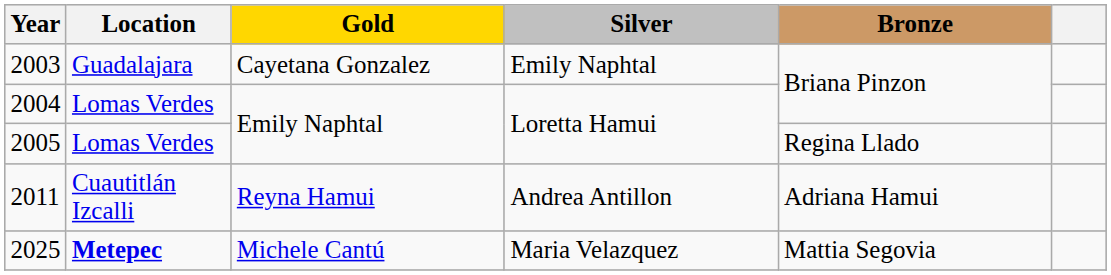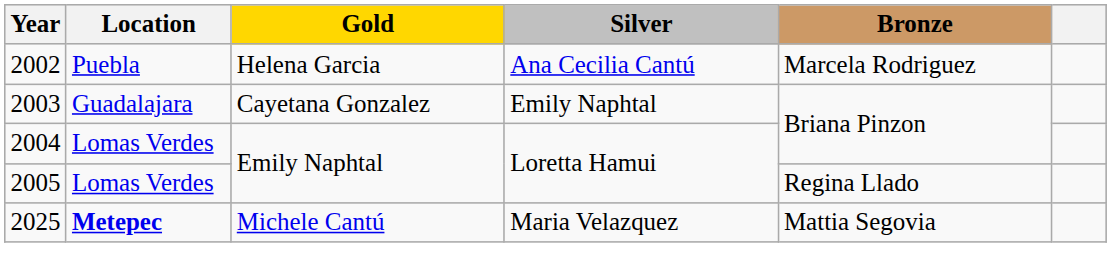+ row: (35, 63)
- row: (35, 196)
